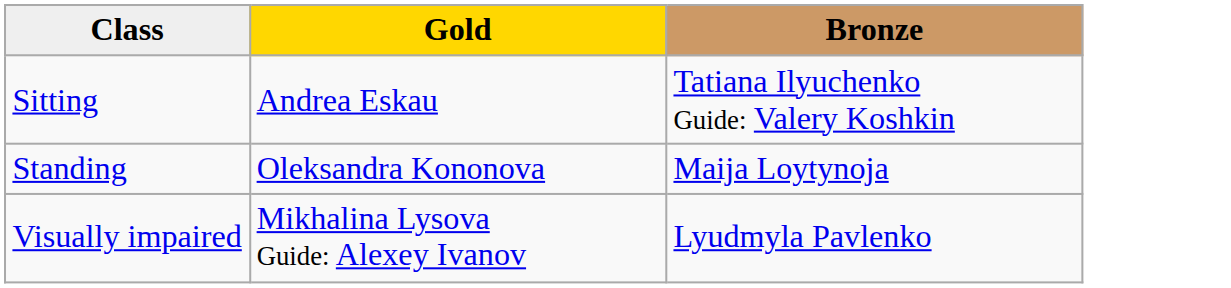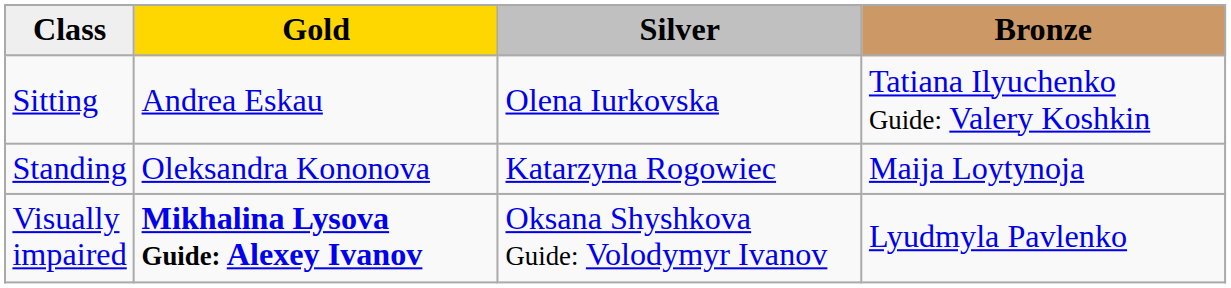+ column: (680, 30)
(391, 237) normal -> (282, 237) bold
